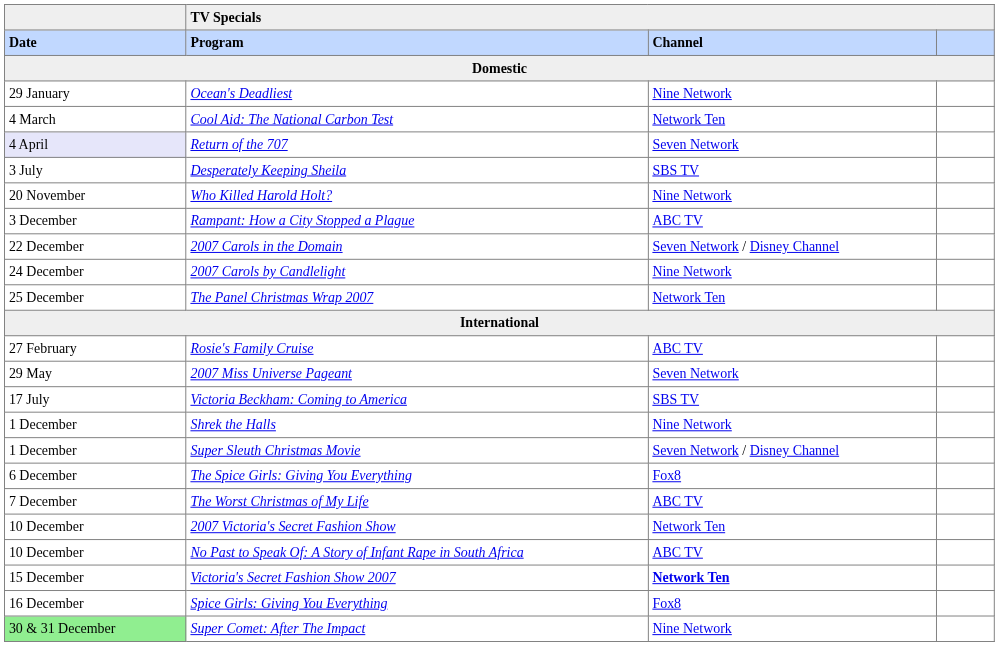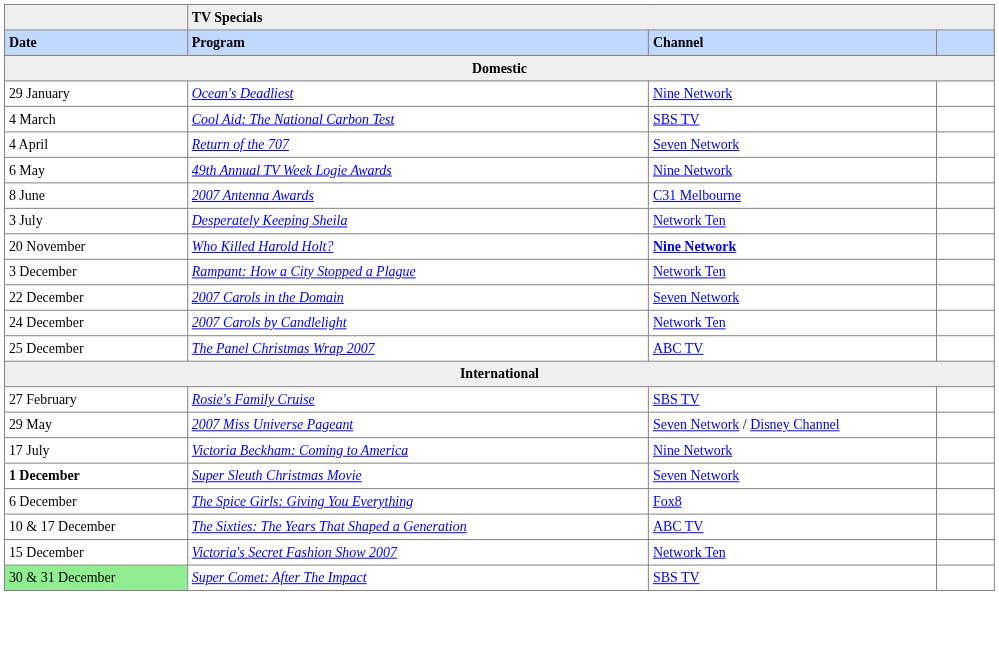(689, 119) Network Ten -> (676, 119) SBS TV
(28, 144) lavender background -> (28, 144) no background
+ row: (292, 170)
+ row: (253, 195)
(676, 170) SBS TV -> (689, 221) Network Ten
(692, 195) normal -> (695, 246) bold
(678, 221) ABC TV -> (689, 272) Network Ten
(746, 246) Seven Network / Disney Channel -> (696, 297) Seven Network
(692, 272) Nine Network -> (689, 322) Network Ten
(689, 297) Network Ten -> (678, 348) ABC TV
(678, 348) ABC TV -> (676, 399) SBS TV
(696, 373) Seven Network -> (746, 424) Seven Network / Disney Channel
(676, 399) SBS TV -> (693, 450) Nine Network
- row: (233, 424)
(43, 450) normal -> (44, 475) bold
(746, 450) Seven Network / Disney Channel -> (696, 475) Seven Network
- row: (280, 501)
- row: (293, 526)
- row: (357, 552)
+ row: (329, 526)
(691, 577) bold -> (689, 552) normal
- row: (289, 603)
(692, 628) Nine Network -> (676, 577) SBS TV
